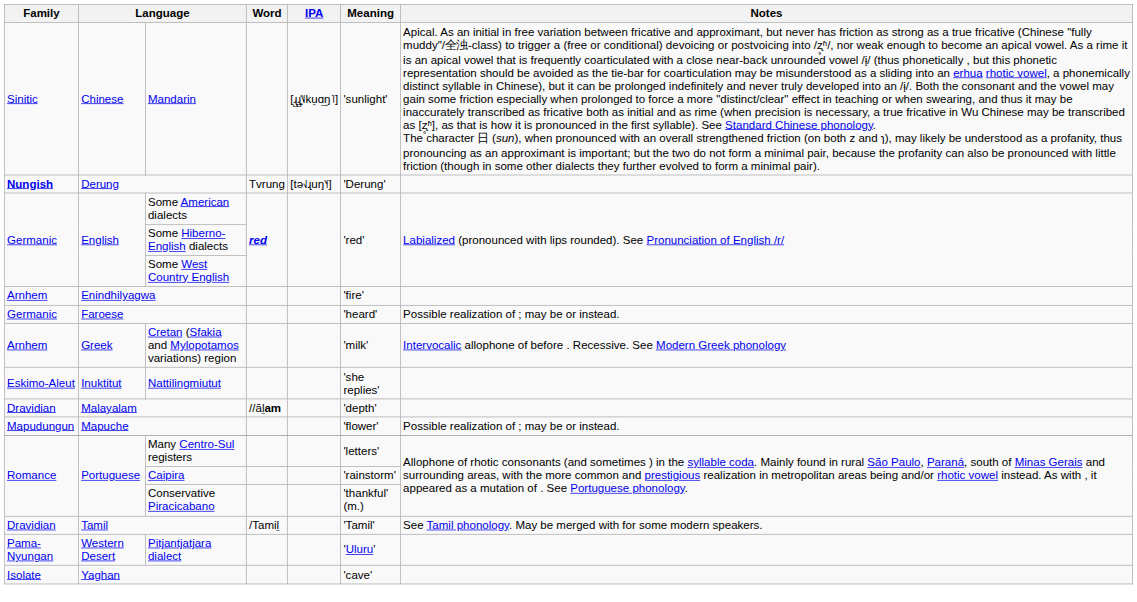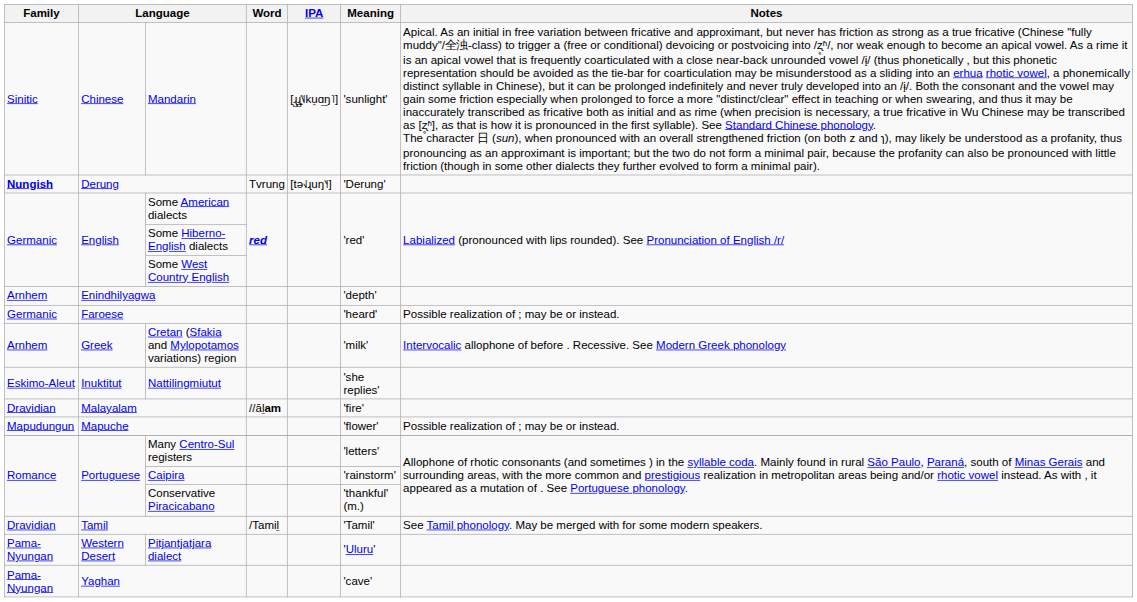(354, 296) 'fire' -> (360, 296) 'depth'
(360, 408) 'depth' -> (354, 408) 'fire'
(24, 574) Isolate -> (30, 581) Pama-Nyungan
